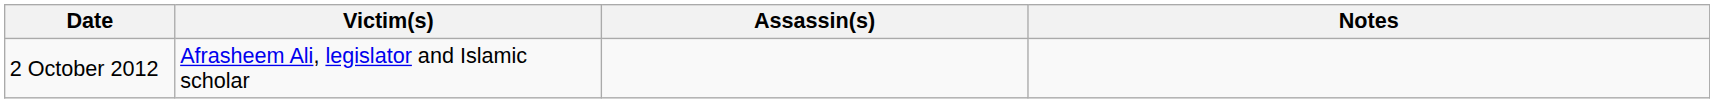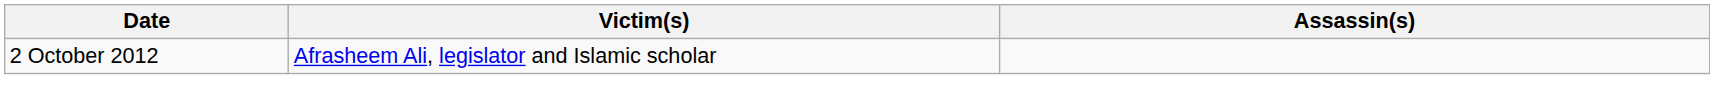- column: (1369, 21)
